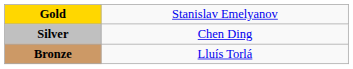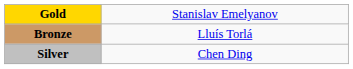rows swapped: (53, 34) <-> (53, 53)
